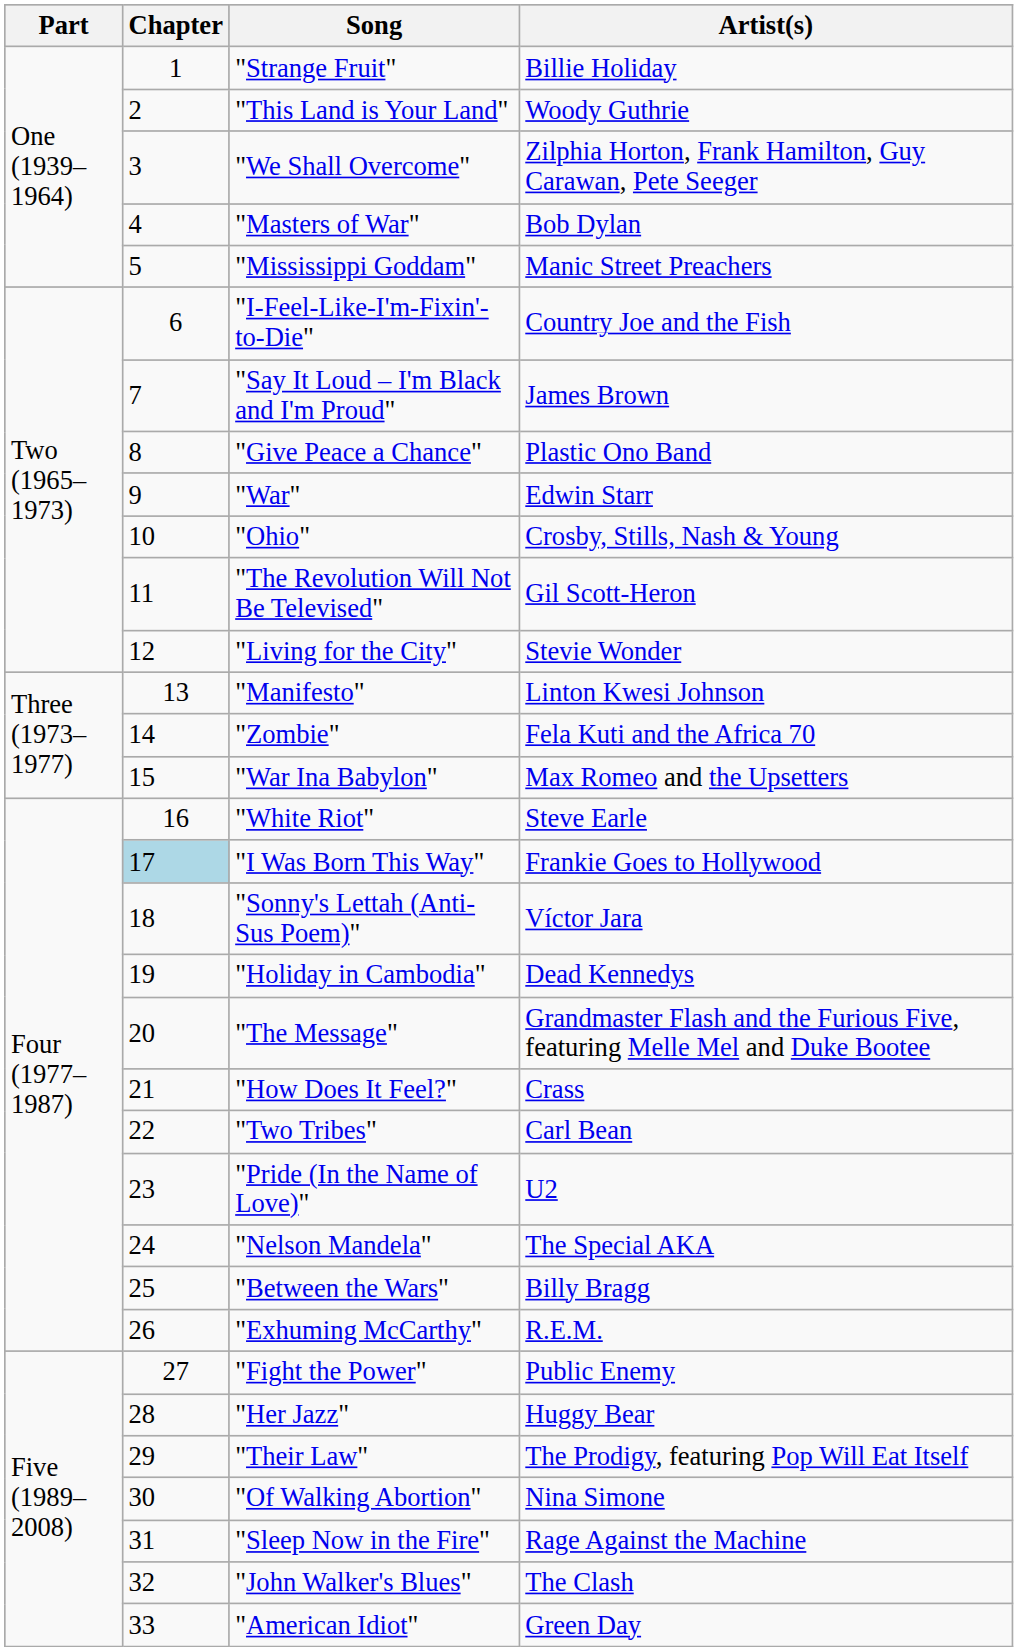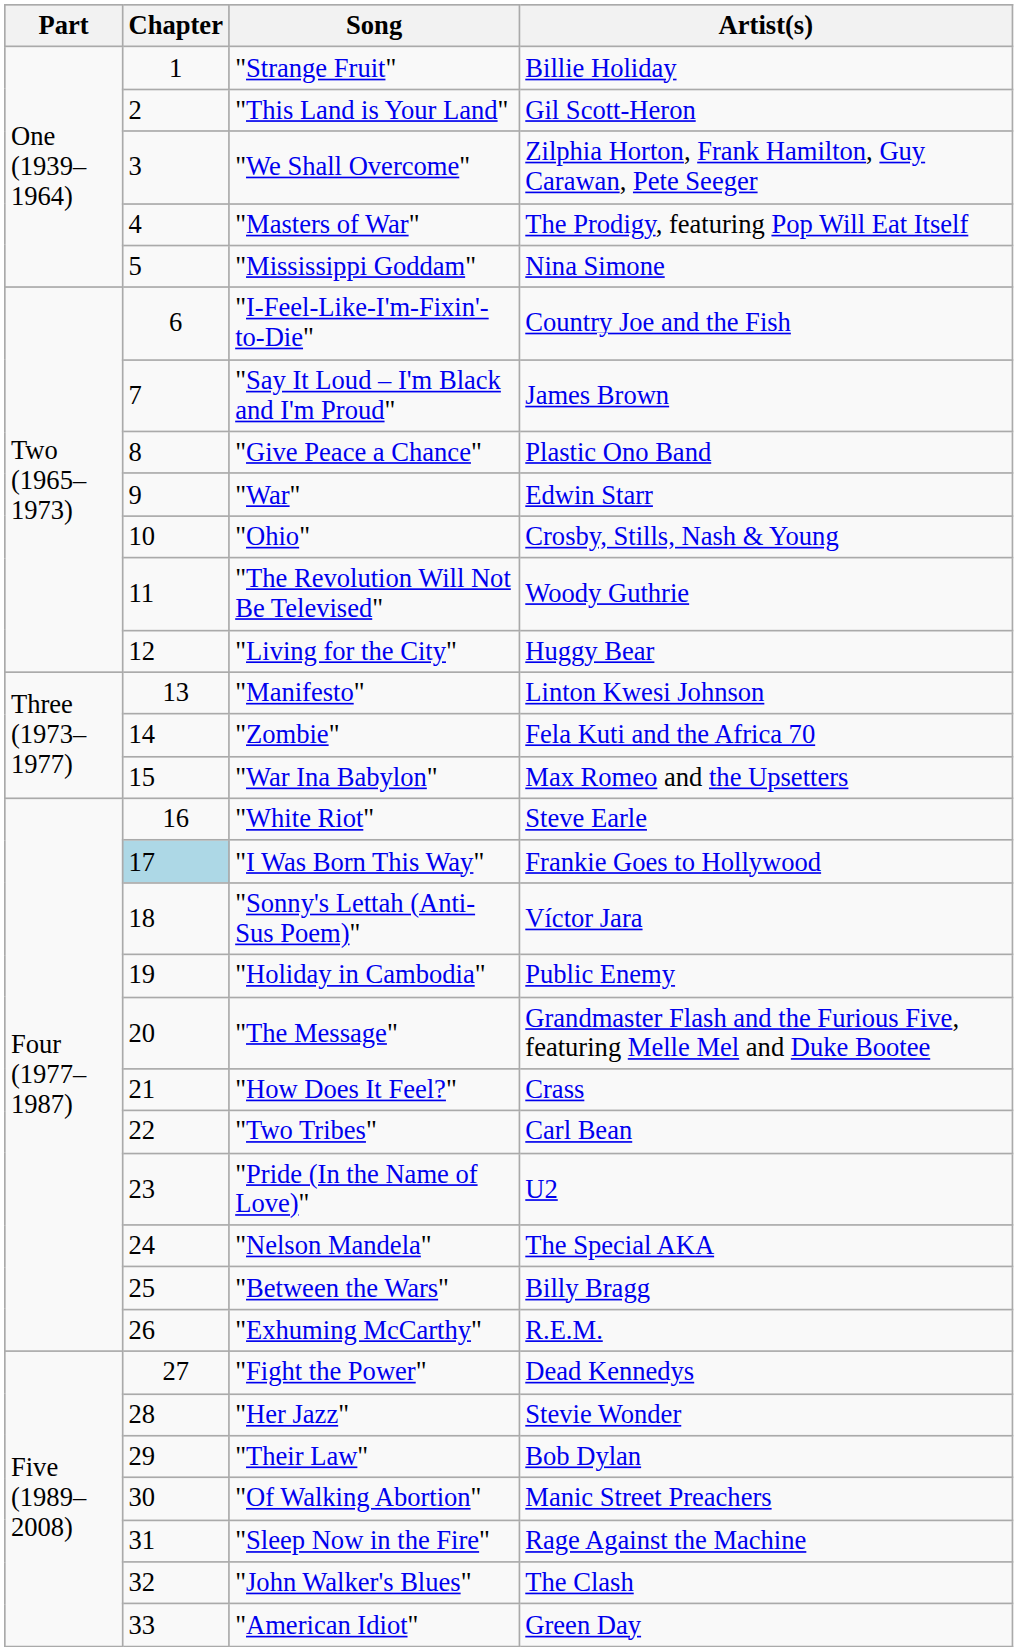(607, 109) Woody Guthrie -> (610, 109) Gil Scott-Heron
(583, 223) Bob Dylan -> (747, 223) The Prodigy, featuring Pop Will Eat Itself
(648, 266) Manic Street Preachers -> (595, 266) Nina Simone
(610, 593) Gil Scott-Heron -> (607, 593) Woody Guthrie
(603, 650) Stevie Wonder -> (590, 650) Huggy Bear
(610, 975) Dead Kennedys -> (600, 975) Public Enemy
(600, 1372) Public Enemy -> (610, 1372) Dead Kennedys
(590, 1414) Huggy Bear -> (603, 1414) Stevie Wonder
(747, 1456) The Prodigy, featuring Pop Will Eat Itself -> (583, 1456) Bob Dylan
(595, 1498) Nina Simone -> (648, 1498) Manic Street Preachers
